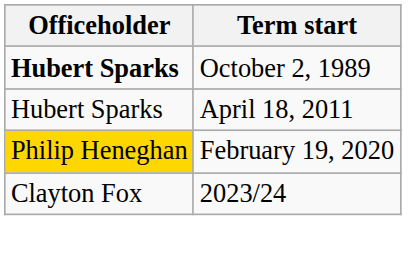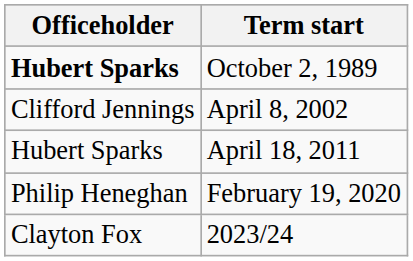+ row: (277, 109)
(99, 151) gold background -> (99, 192) no background
